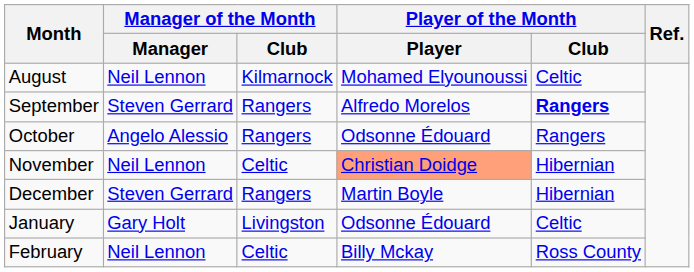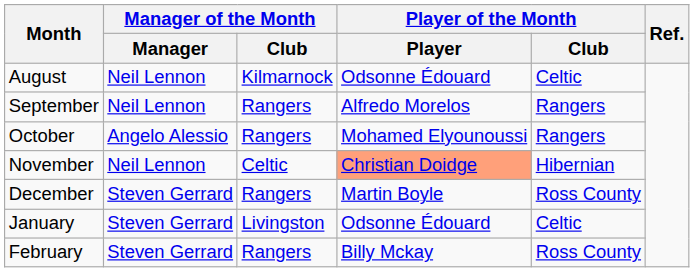(434, 77) Mohamed Elyounoussi -> (416, 77) Odsonne Édouard
(170, 106) Steven Gerrard -> (156, 106) Neil Lennon
(573, 106) bold -> (570, 106) normal
(416, 135) Odsonne Édouard -> (434, 135) Mohamed Elyounoussi
(575, 194) Hibernian -> (588, 194) Ross County
(146, 223) Gary Holt -> (170, 223) Steven Gerrard
(156, 252) Neil Lennon -> (170, 252) Steven Gerrard
(265, 252) Celtic -> (276, 252) Rangers
